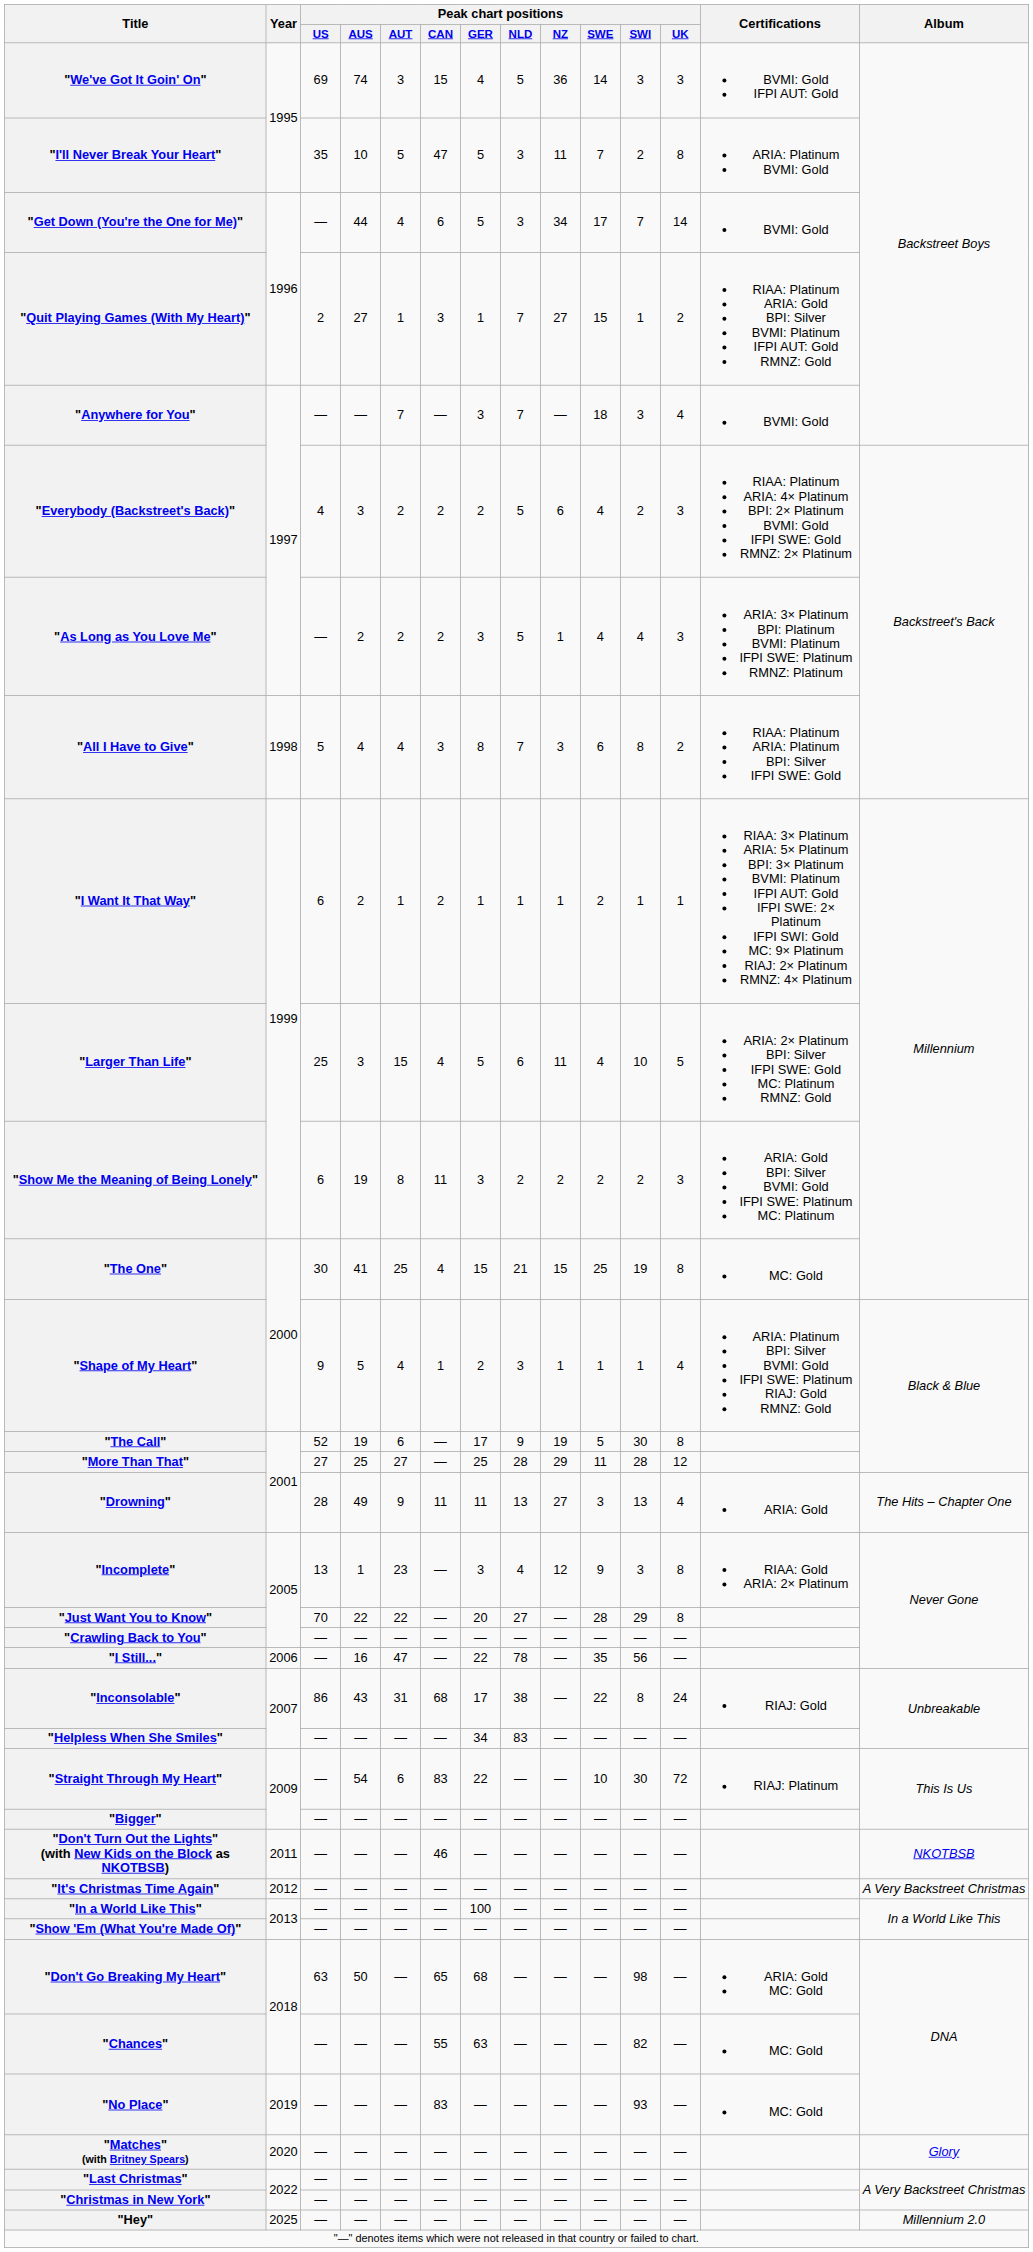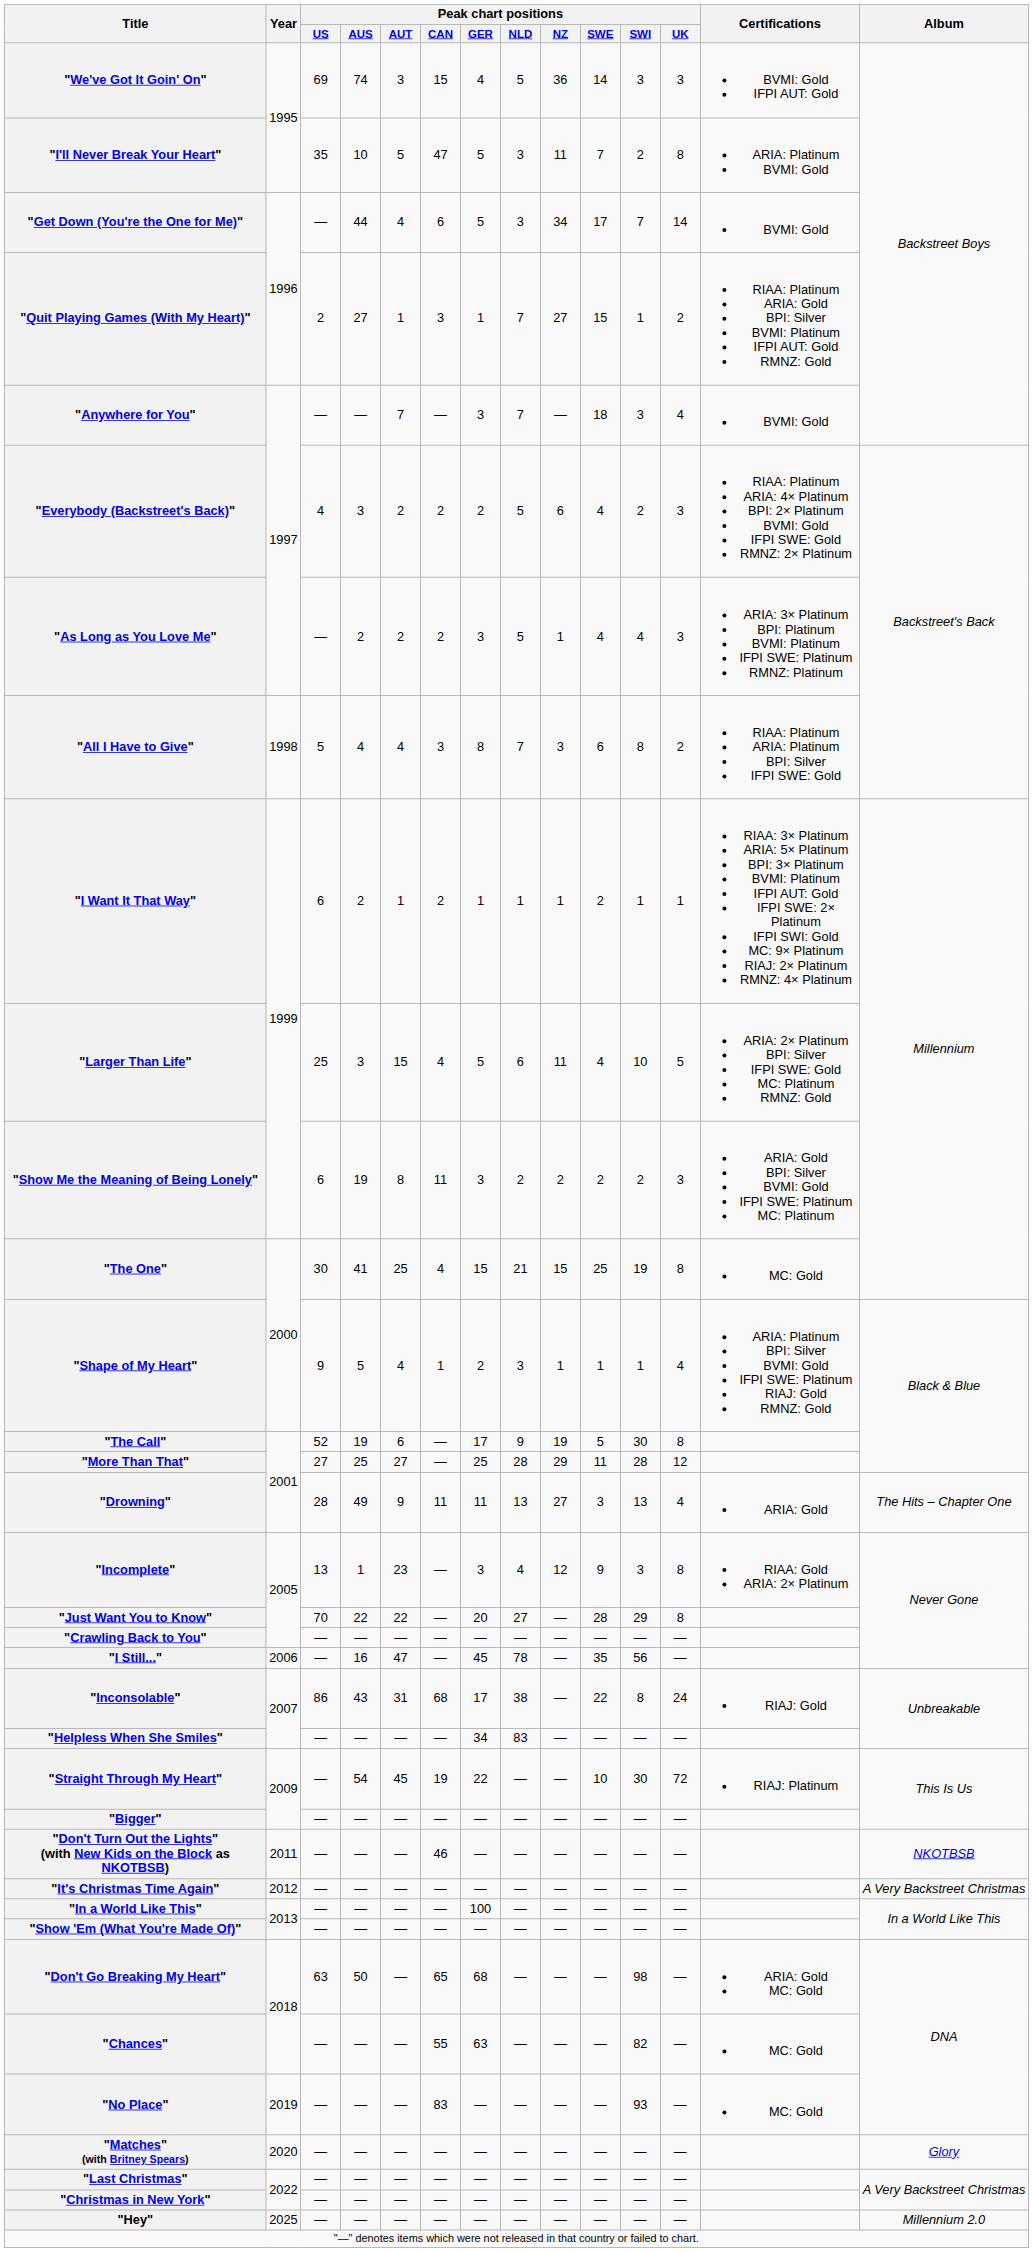(480, 1658) 22 -> (480, 1658) 45
(401, 1778) 6 -> (401, 1778) 45
(440, 1778) 83 -> (440, 1778) 19
